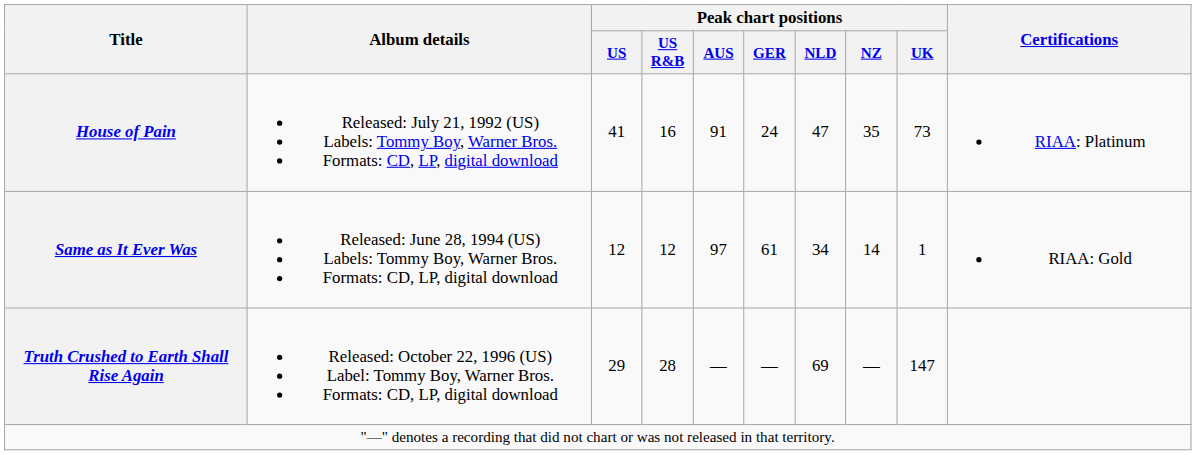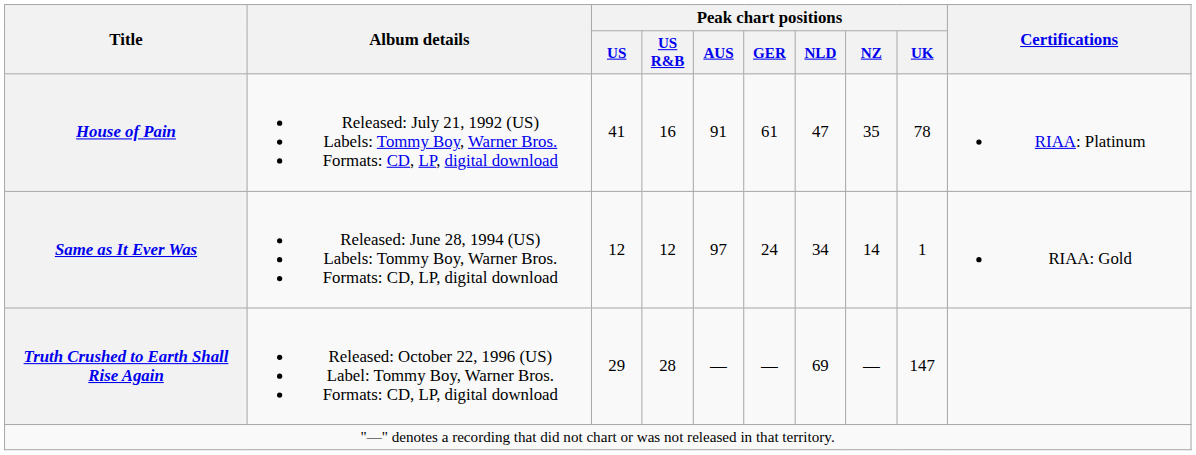(769, 132) 24 -> (769, 132) 61
(922, 132) 73 -> (922, 132) 78
(769, 249) 61 -> (769, 249) 24
